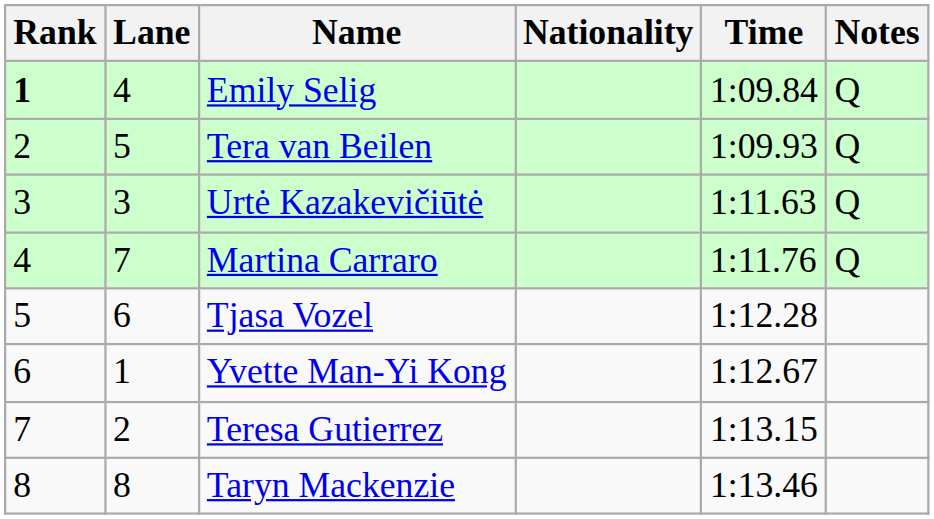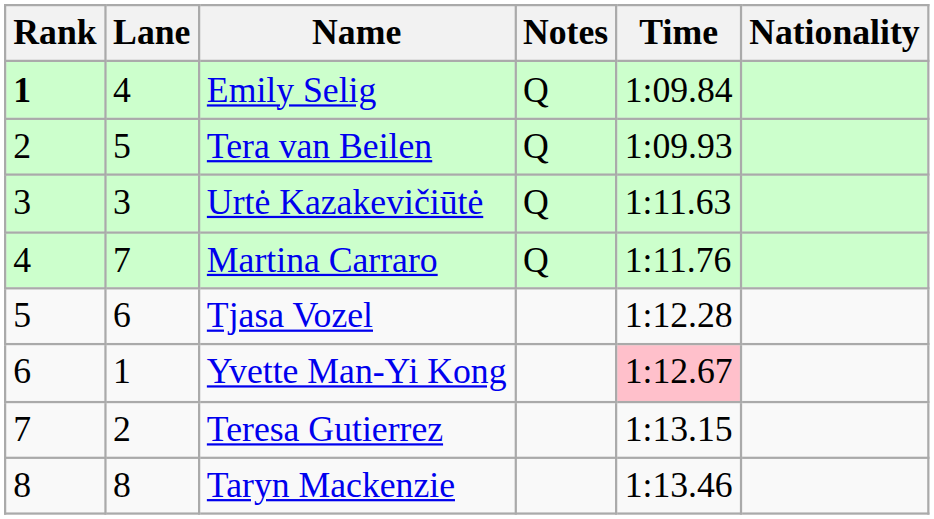columns swapped: (608, 32) <-> (877, 32)
(764, 372) no background -> (679, 372) pink background
